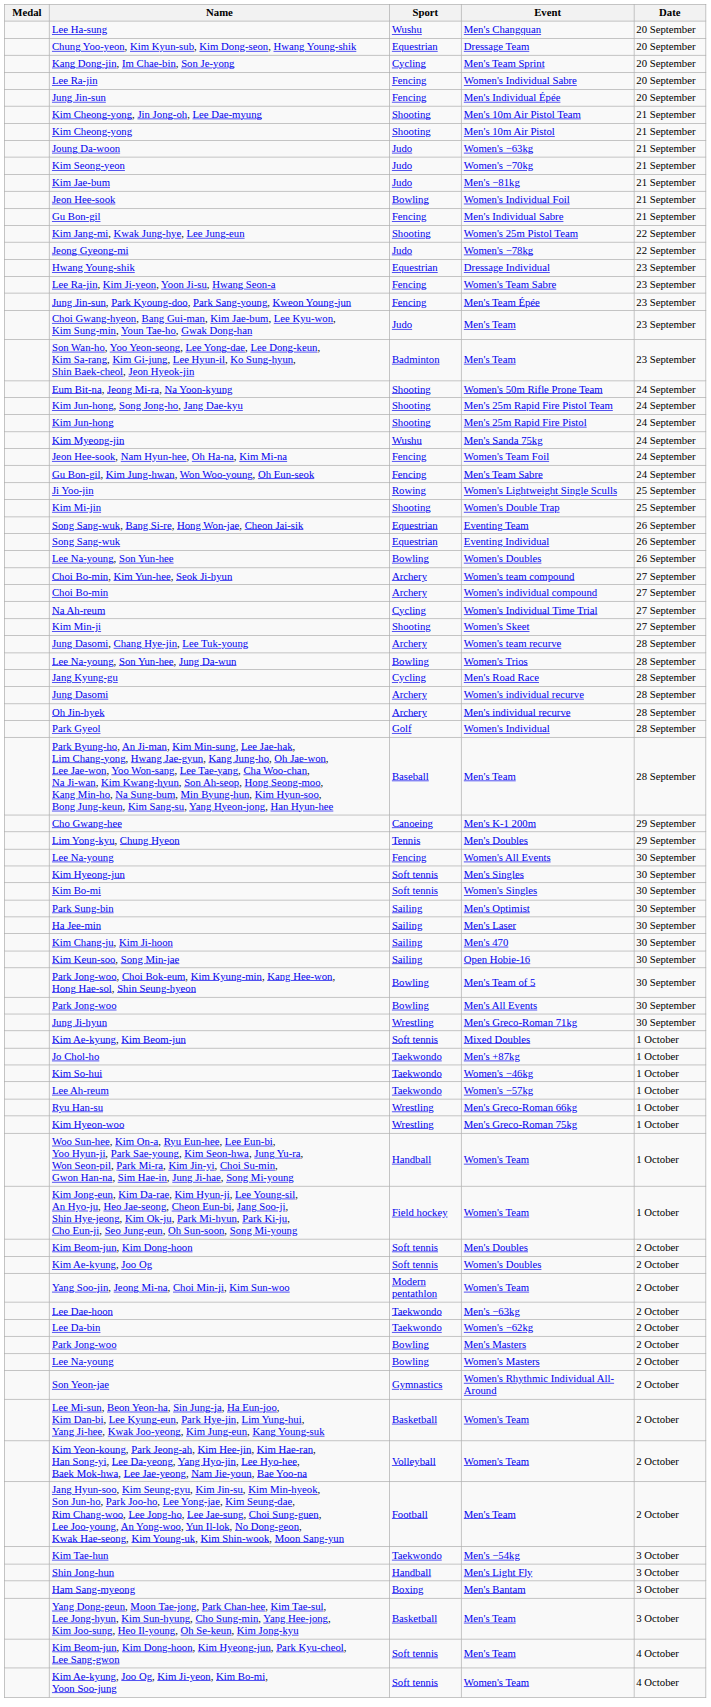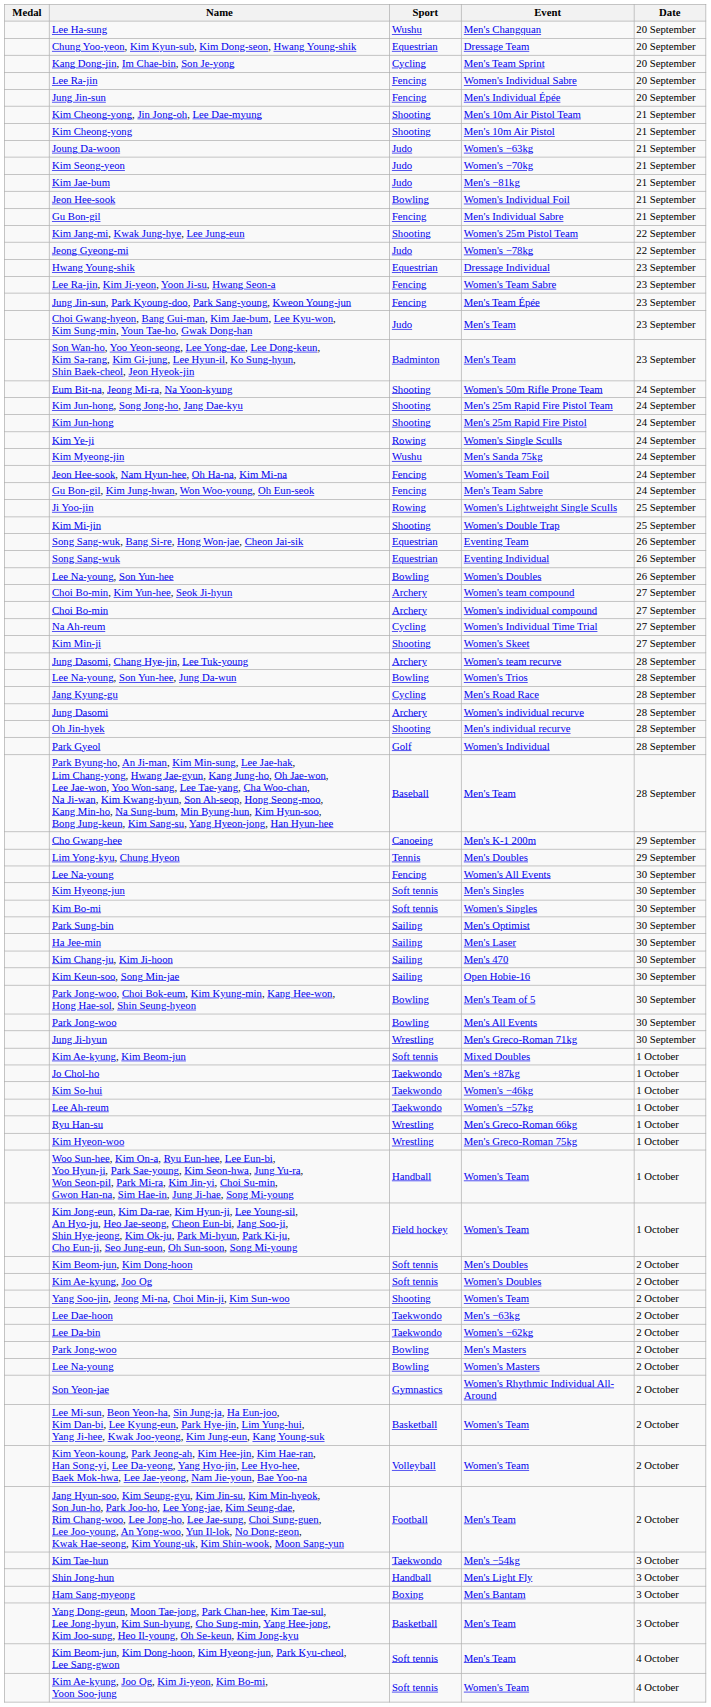+ row: (73, 440)
(409, 712) Archery -> (411, 729) Shooting
(415, 1288) Modern pentathlon -> (411, 1298) Shooting
